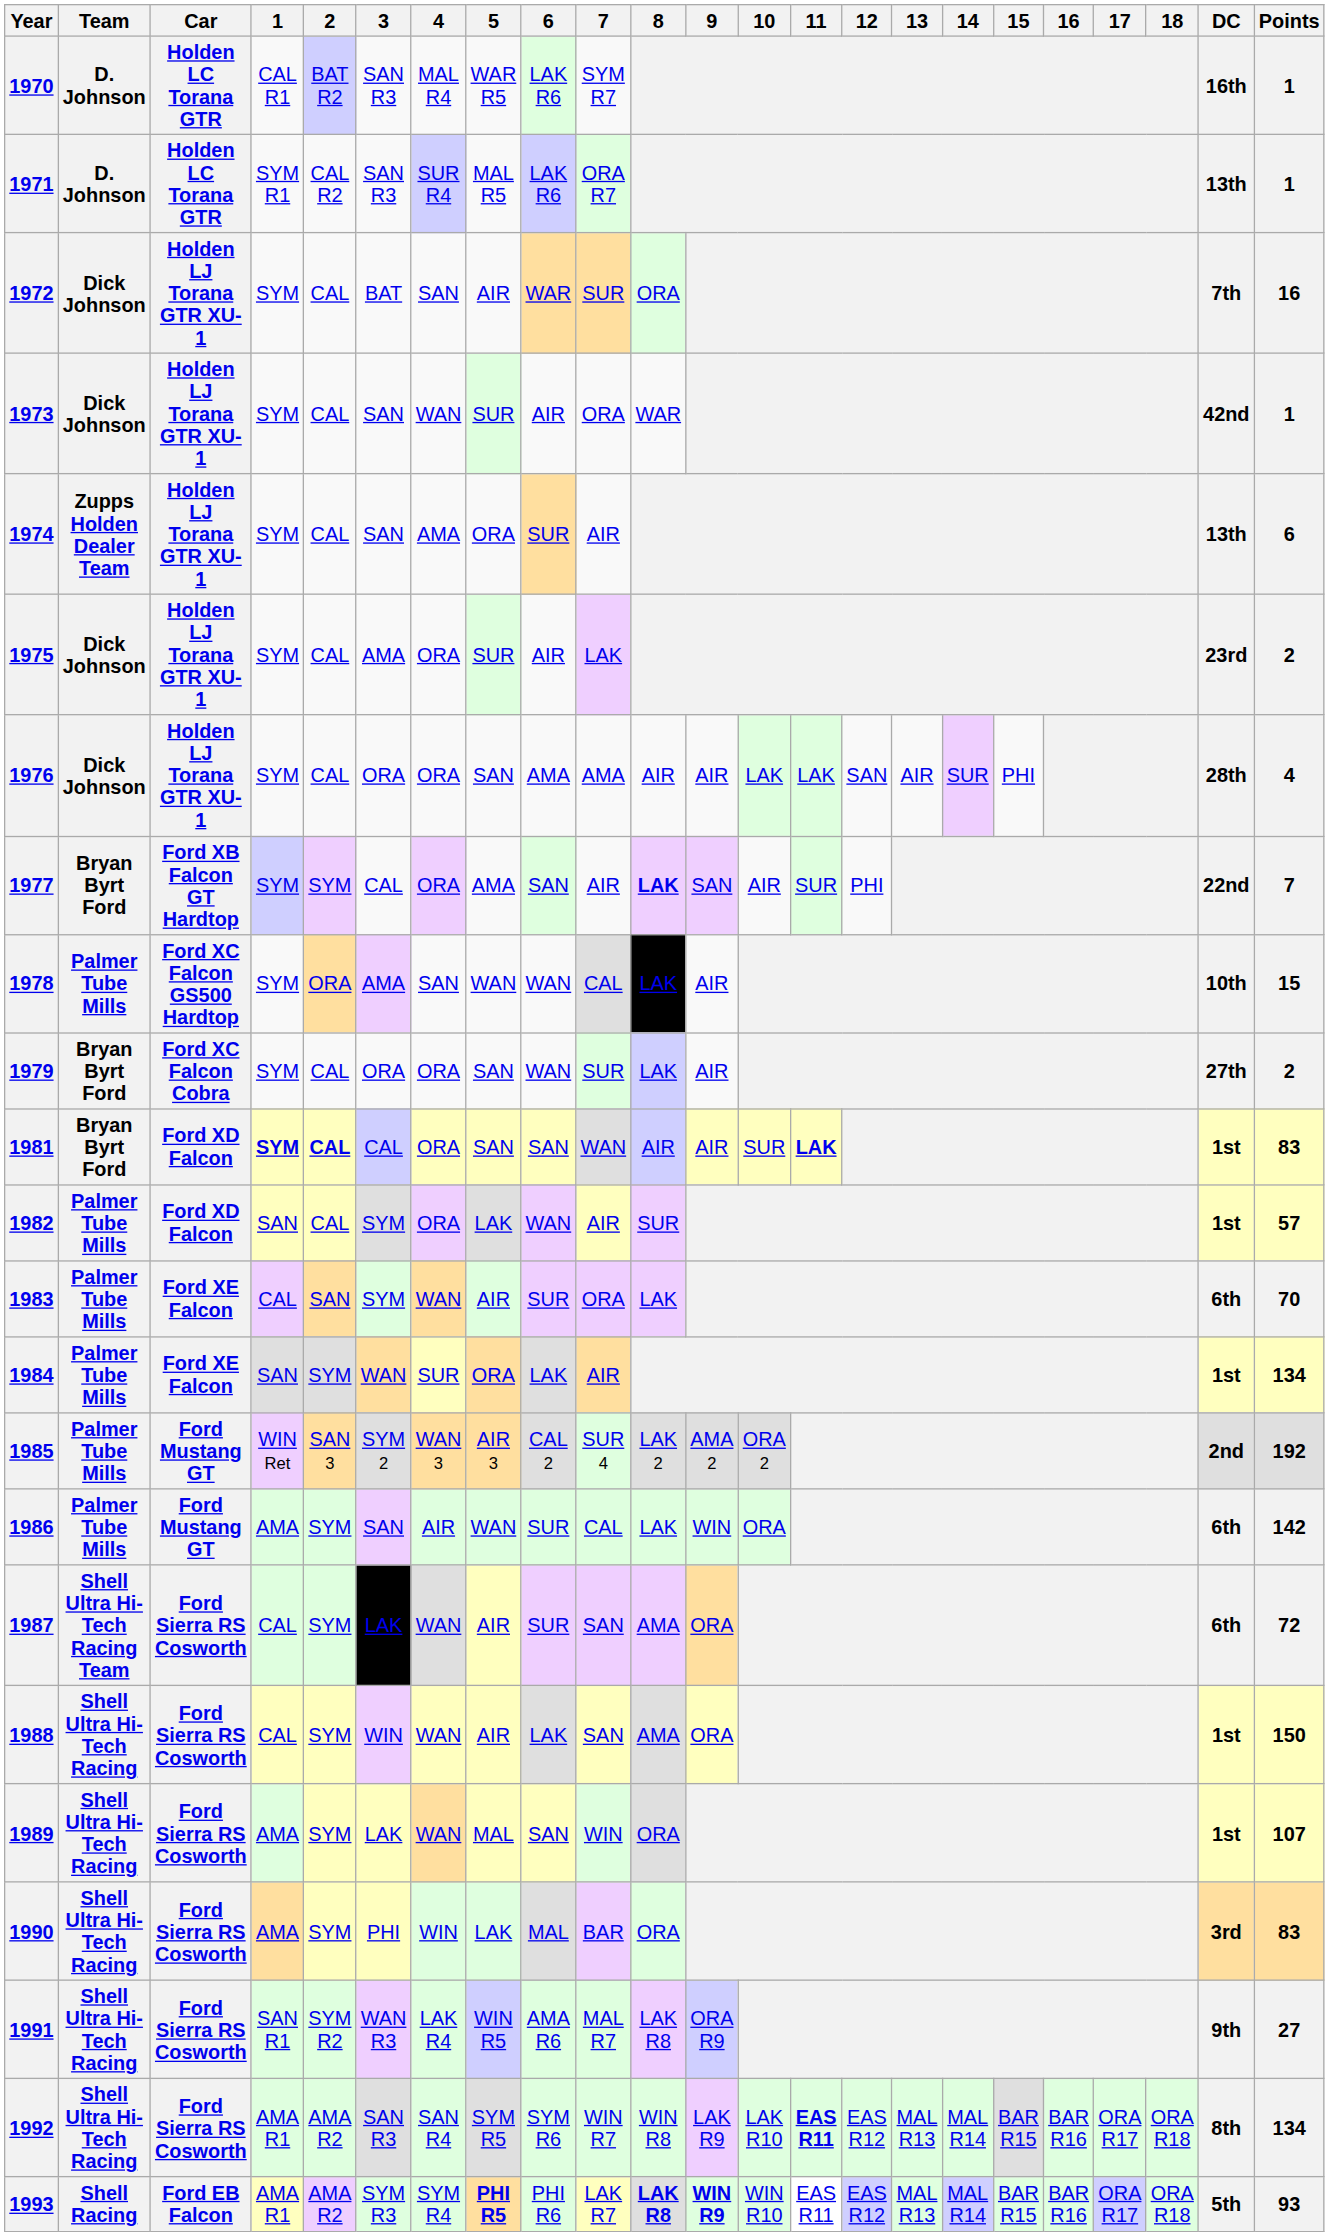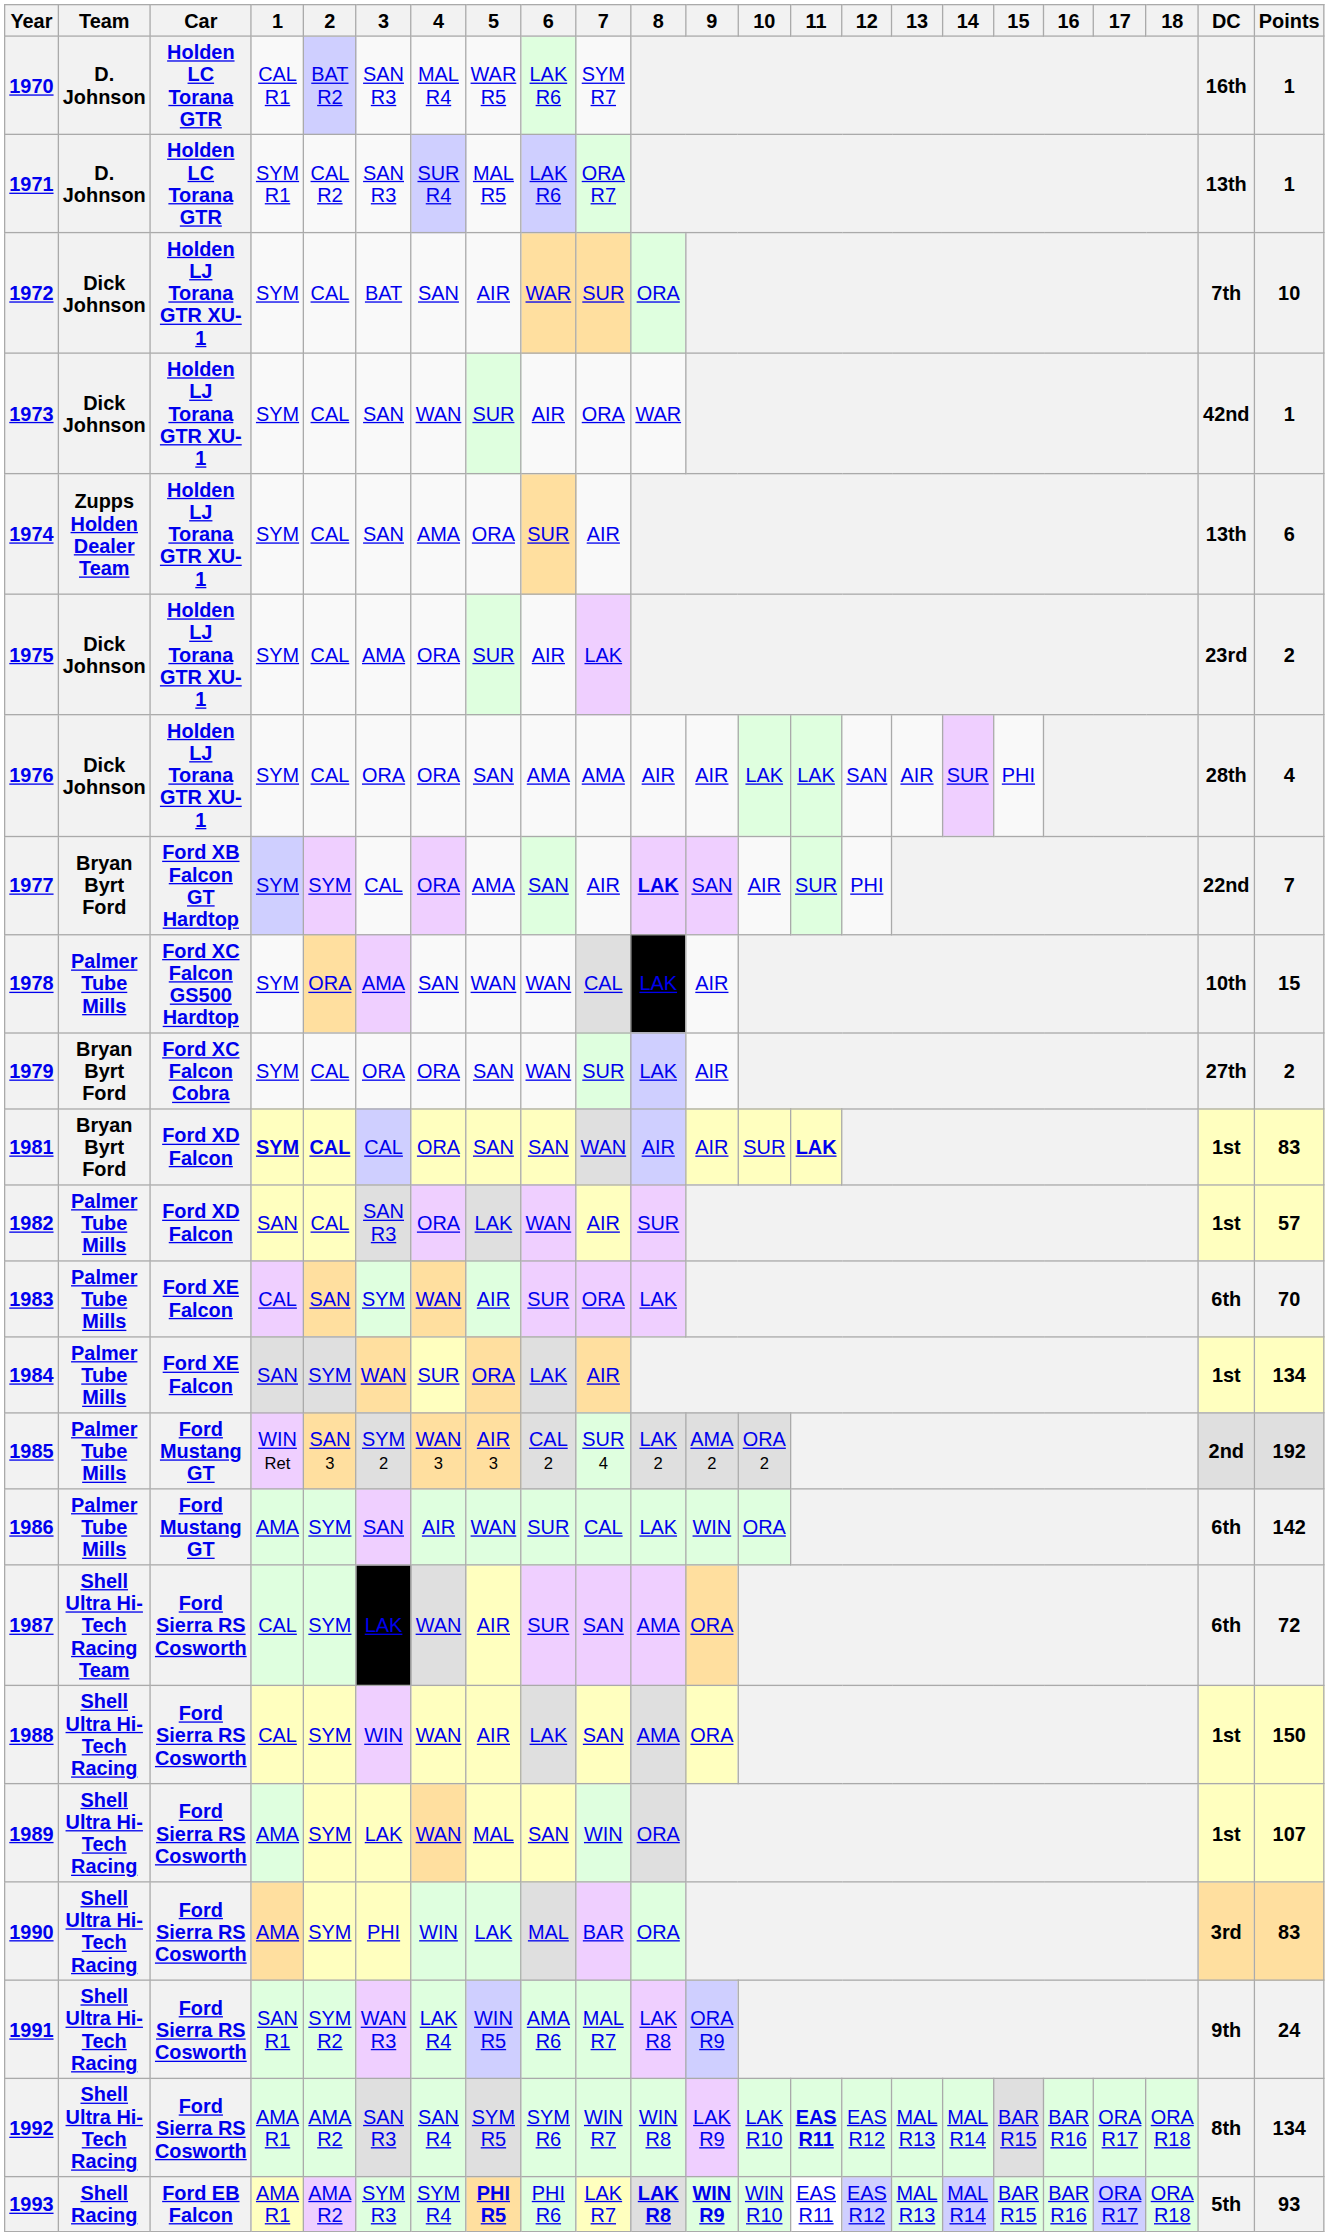(1289, 293) 16 -> (1289, 293) 10
(384, 1223) SYM -> (384, 1223) SAN R3
(1289, 2030) 27 -> (1289, 2030) 24
